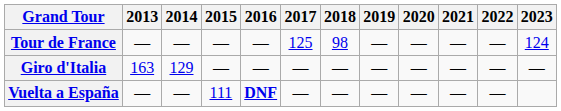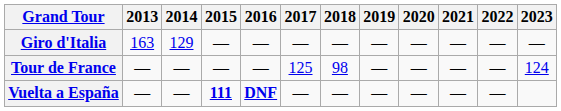rows swapped: (63, 67) <-> (63, 42)
(221, 93) normal -> (221, 93) bold
